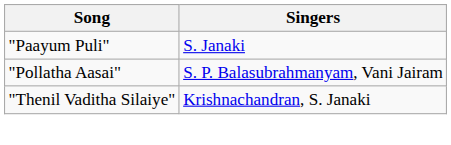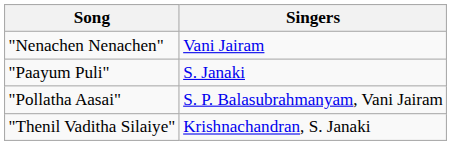+ row: (86, 45)
